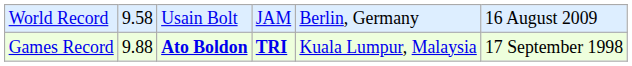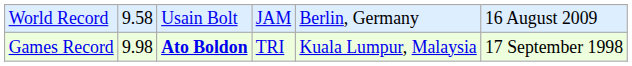(137, 46) 9.88 -> (137, 46) 9.98
(271, 46) bold -> (270, 46) normal
